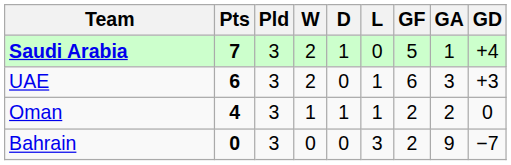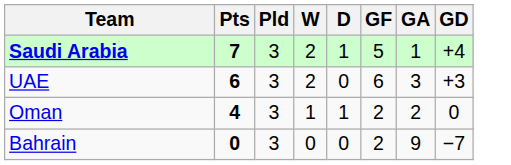- column: (377, 19)
